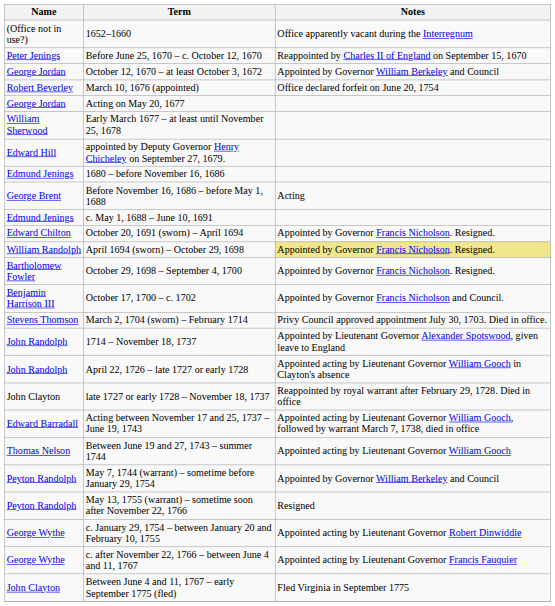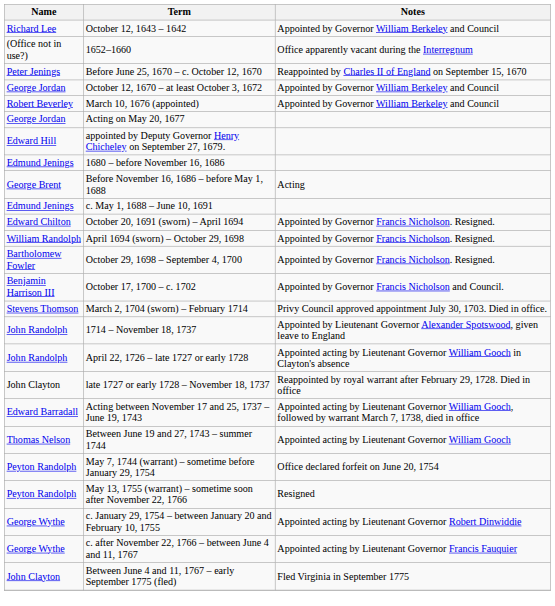+ row: (136, 28)
(358, 87) Office declared forfeit on June 20, 1754 -> (388, 103) Appointed by Governor William Berkeley and Council
- row: (175, 125)
(386, 249) khaki background -> (386, 238) no background
(388, 478) Appointed by Governor William Berkeley and Council -> (358, 467) Office declared forfeit on June 20, 1754
